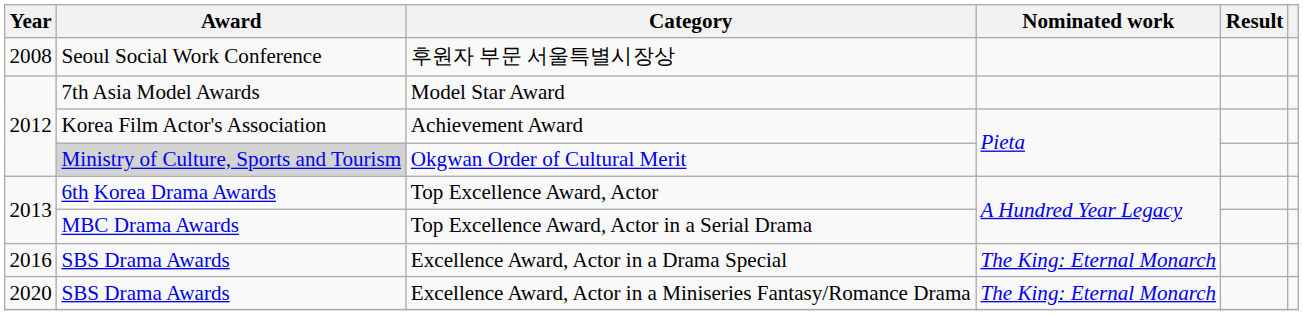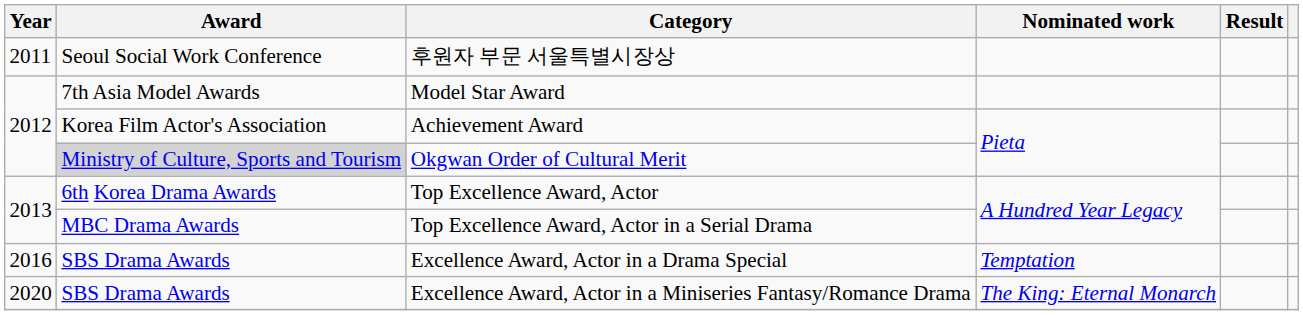(31, 56) 2008 -> (30, 56) 2011
(1098, 259) The King: Eternal Monarch -> (1028, 259) Temptation
